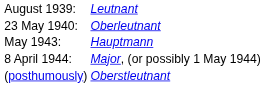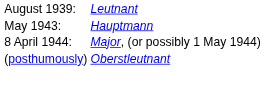- row: (41, 25)
